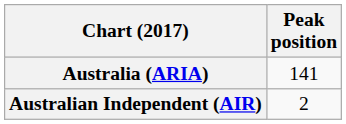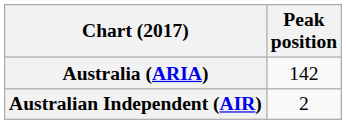(304, 72) 141 -> (304, 72) 142
